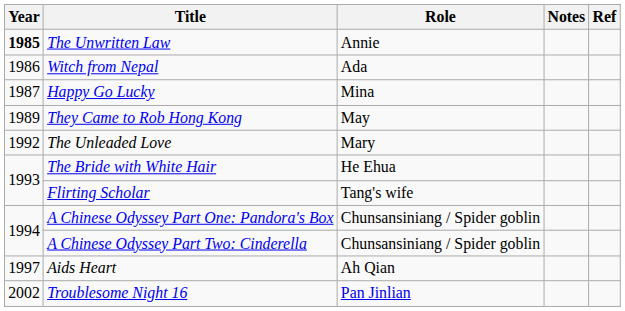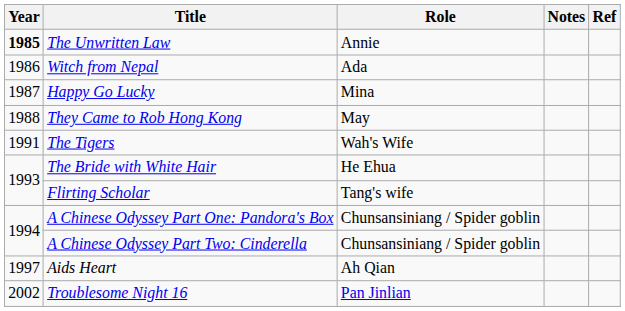(24, 117) 1989 -> (24, 117) 1988
+ row: (81, 142)
- row: (109, 142)
